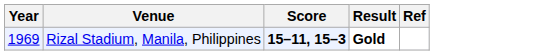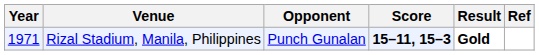+ column: (317, 16)
(24, 39) 1969 -> (24, 39) 1971
